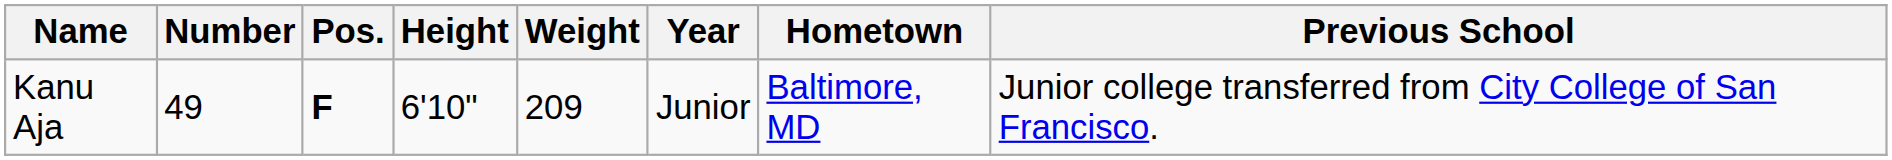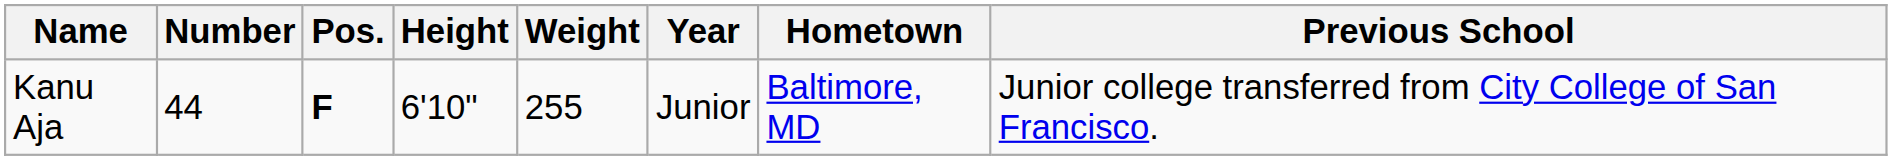(184, 106) 49 -> (184, 106) 44
(554, 106) 209 -> (554, 106) 255
